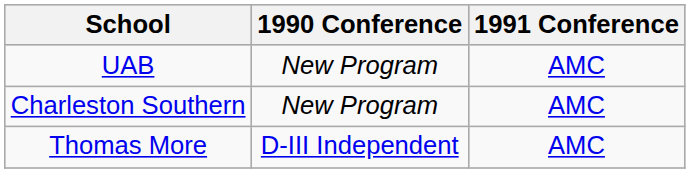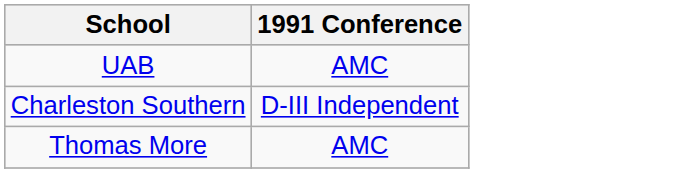- column: (360, 24)
(576, 106) AMC -> (360, 106) D-III Independent
